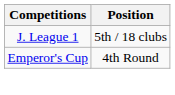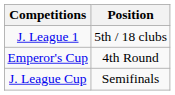+ row: (48, 79)
